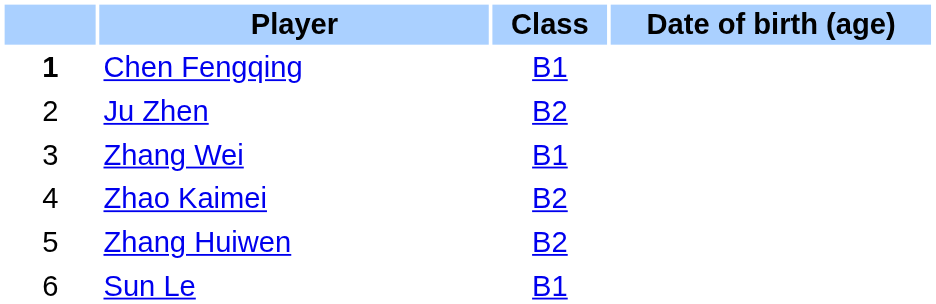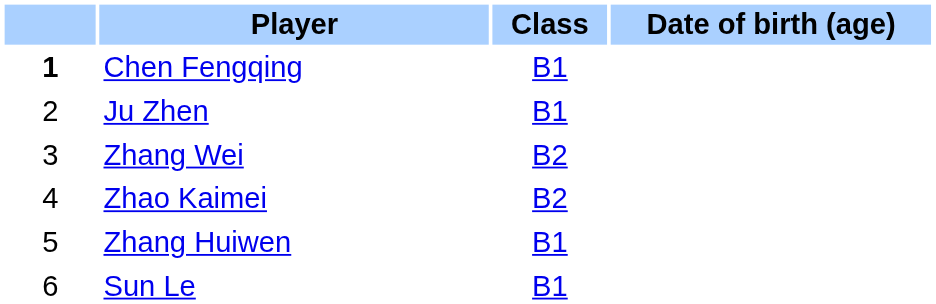(550, 111) B2 -> (550, 111) B1
(550, 155) B1 -> (550, 155) B2
(550, 242) B2 -> (550, 242) B1
